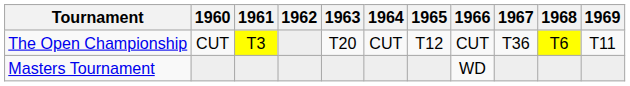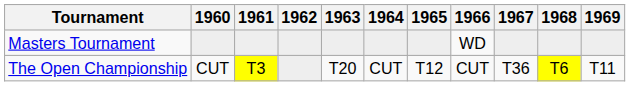rows swapped: (81, 68) <-> (98, 43)
